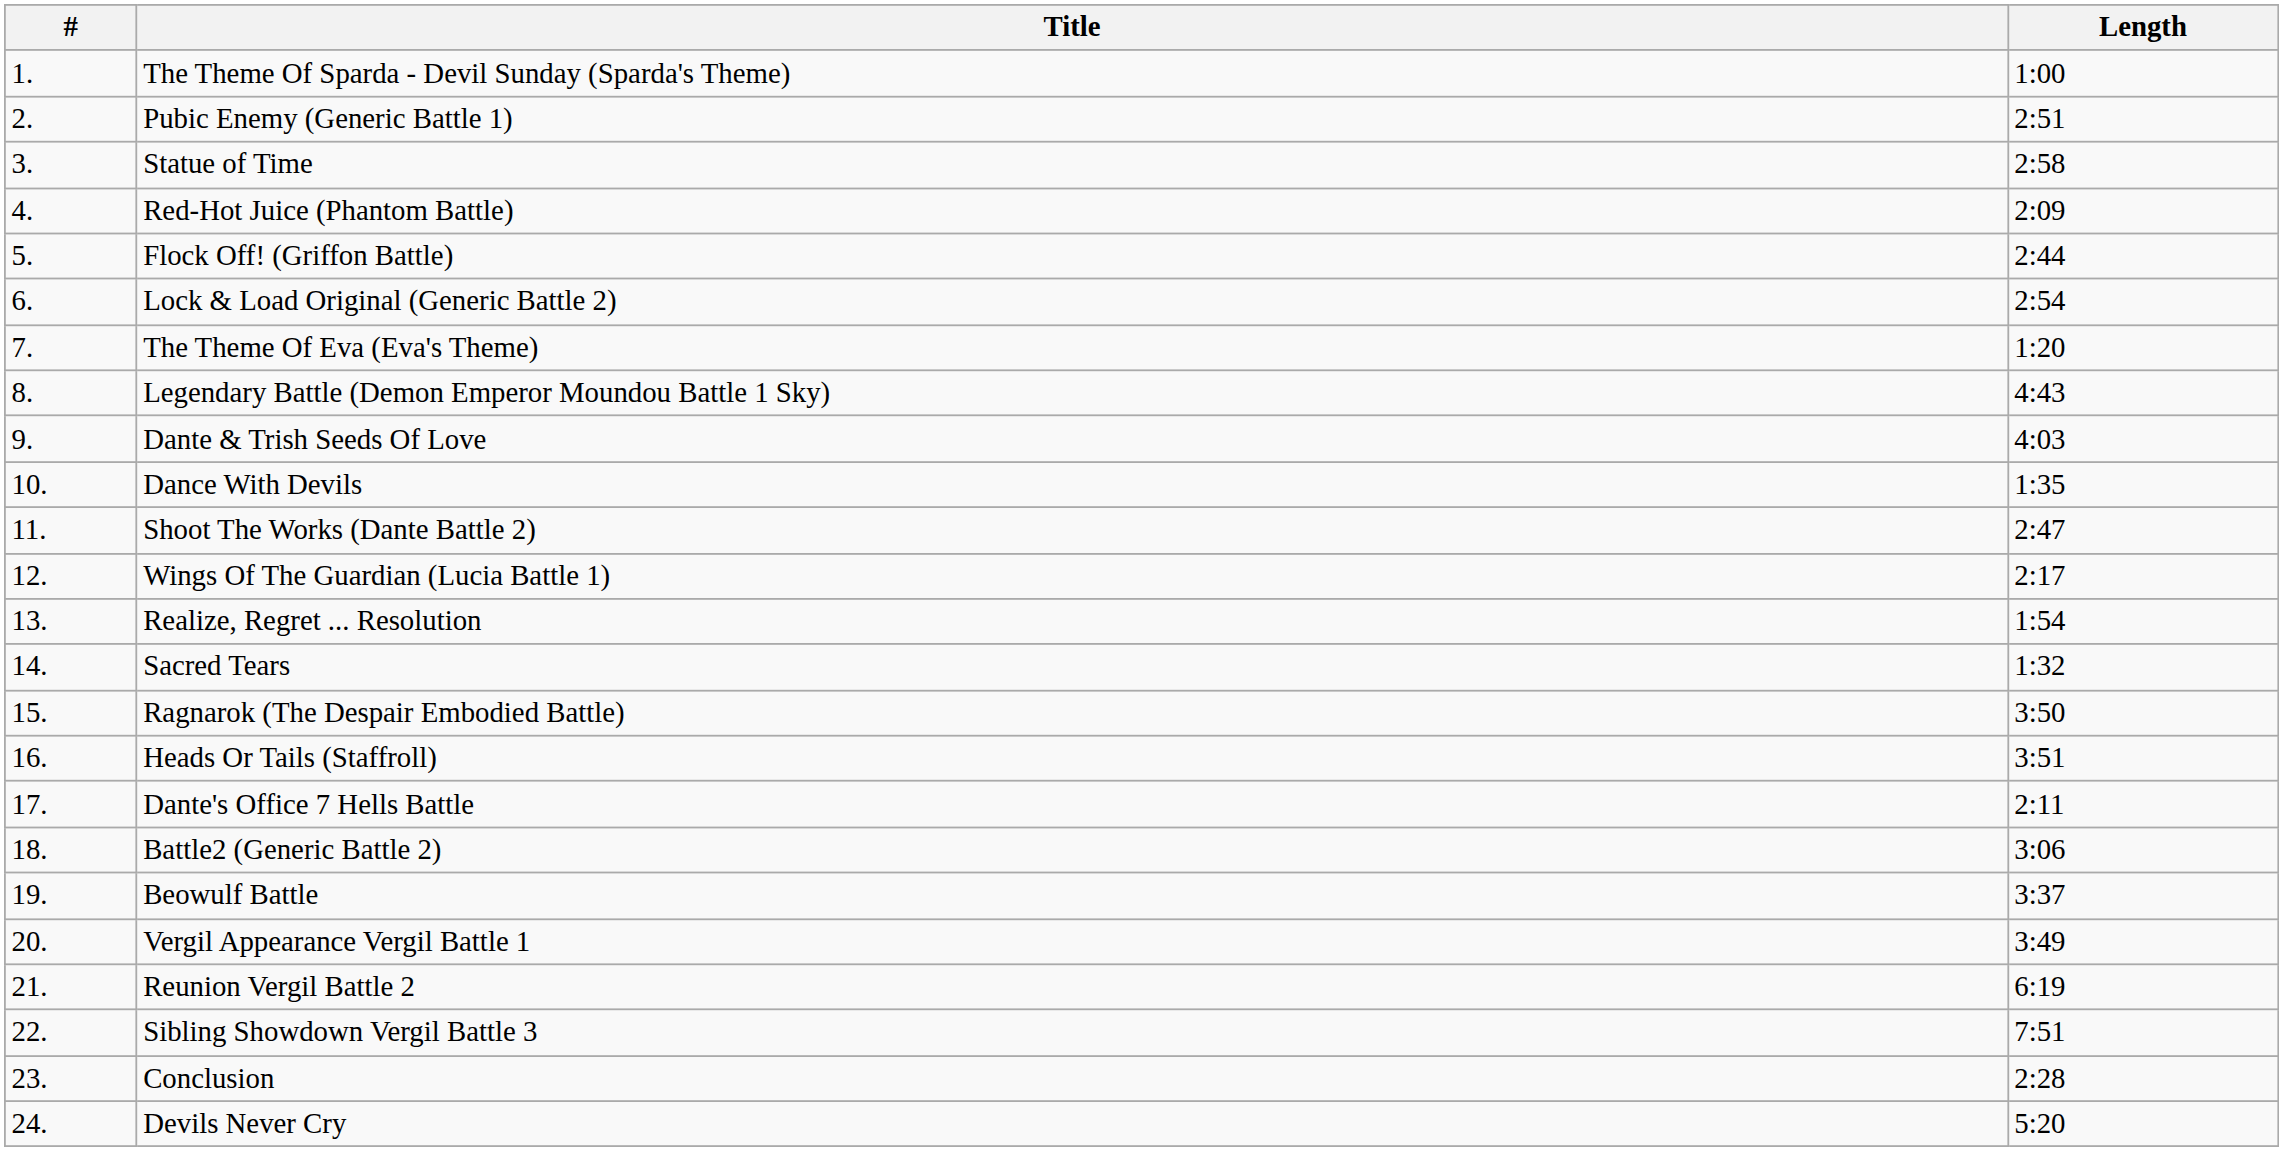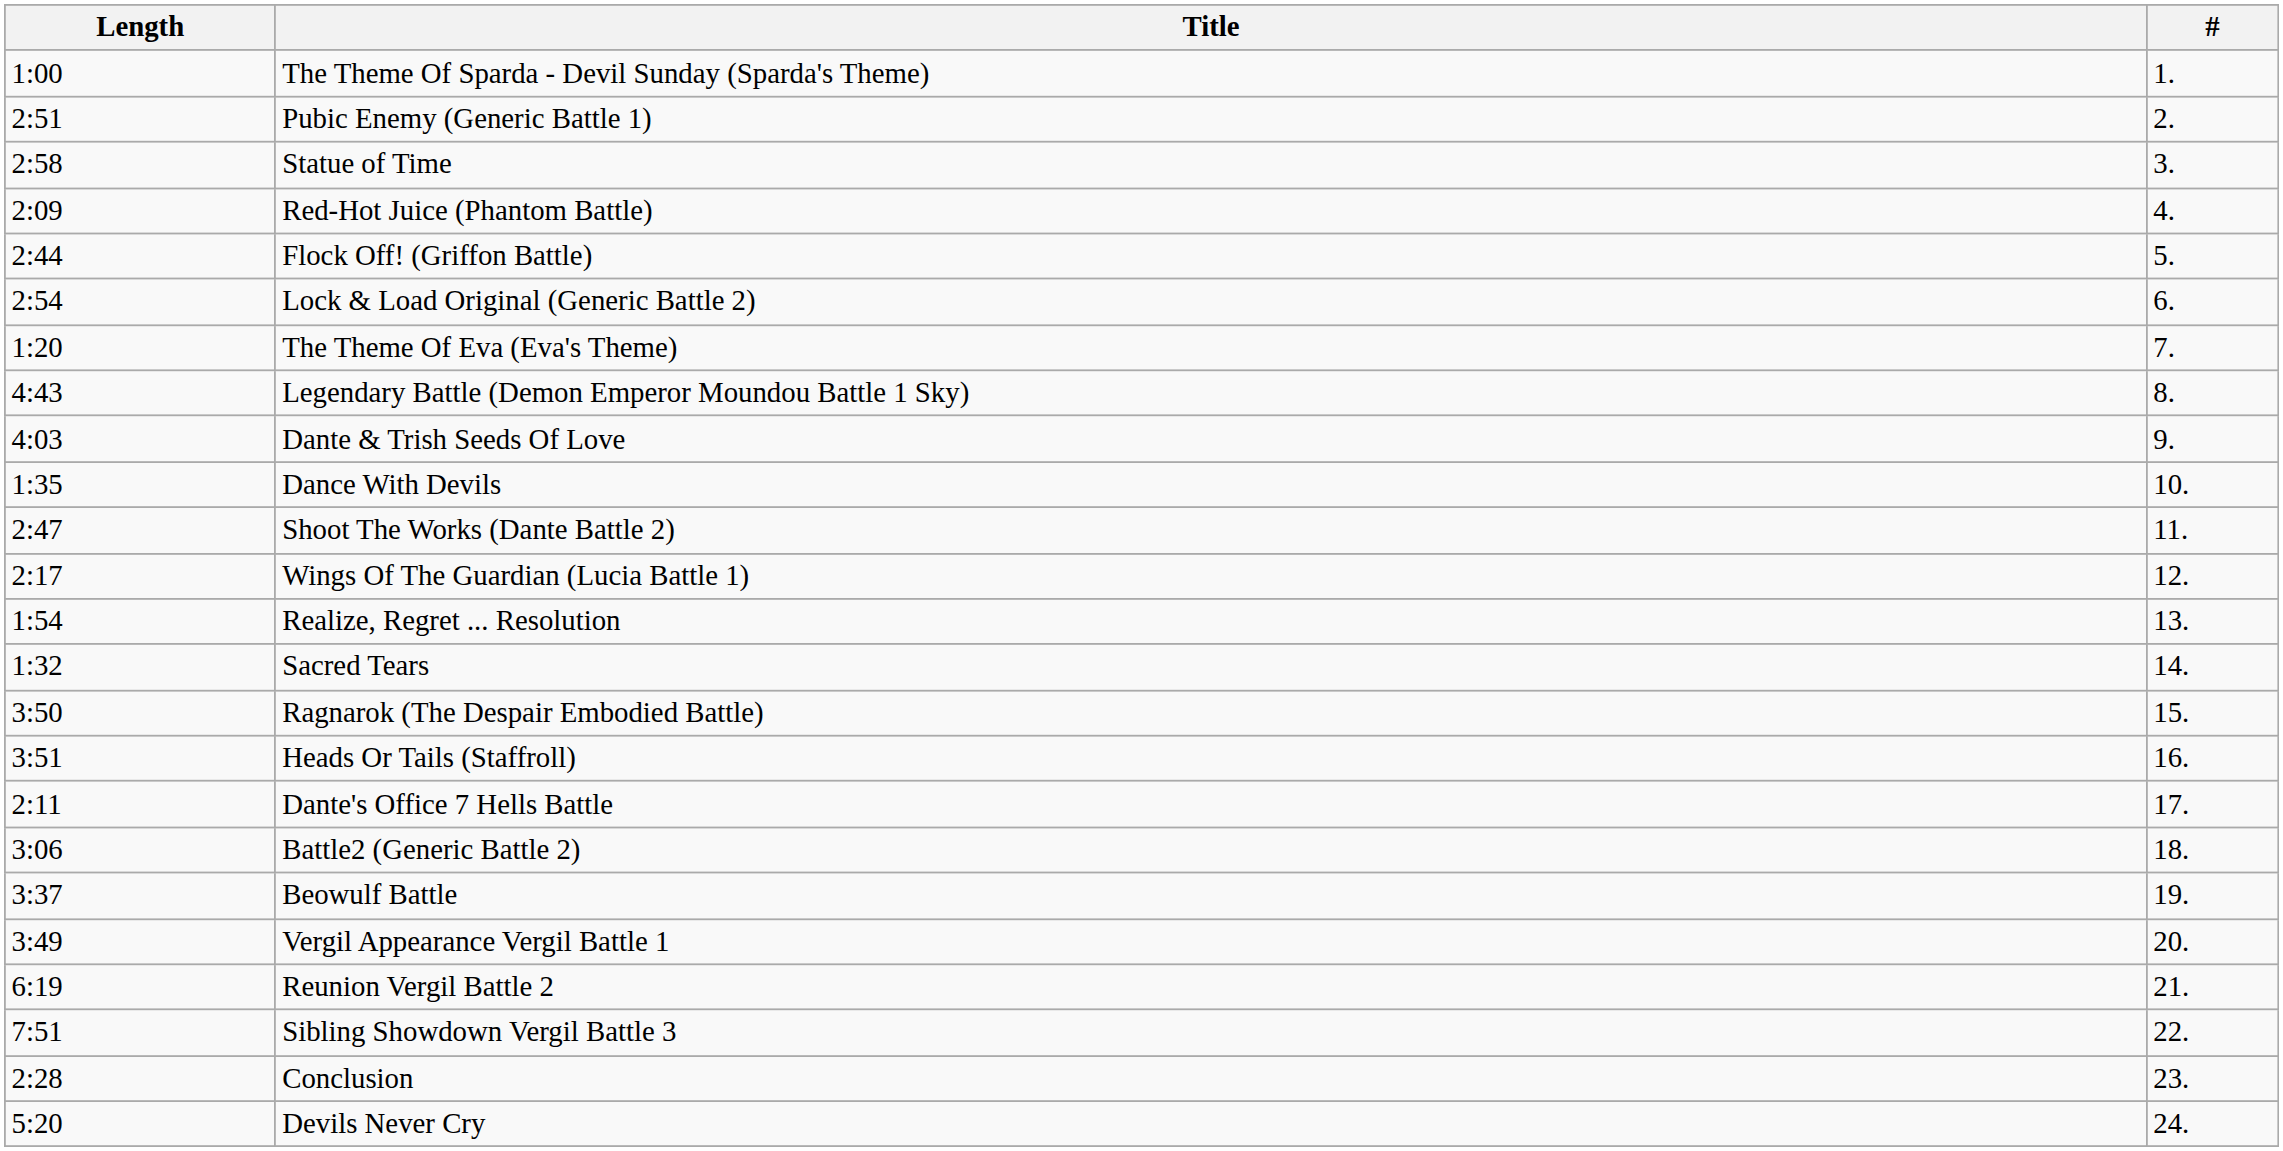columns swapped: (71, 27) <-> (2143, 27)
